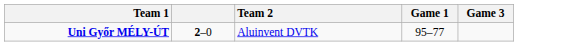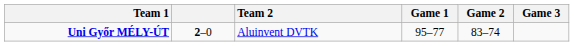+ column: (485, 13)
